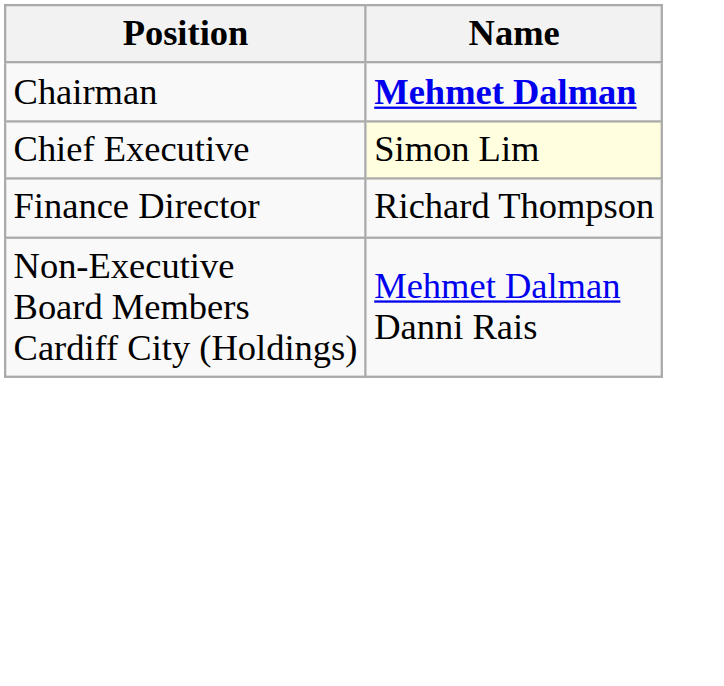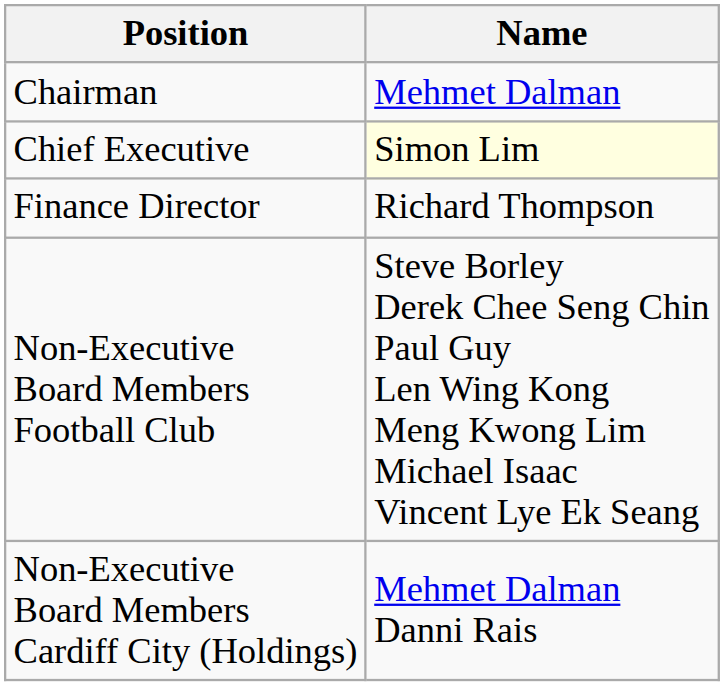(505, 91) bold -> (497, 91) normal
+ row: (132, 387)
